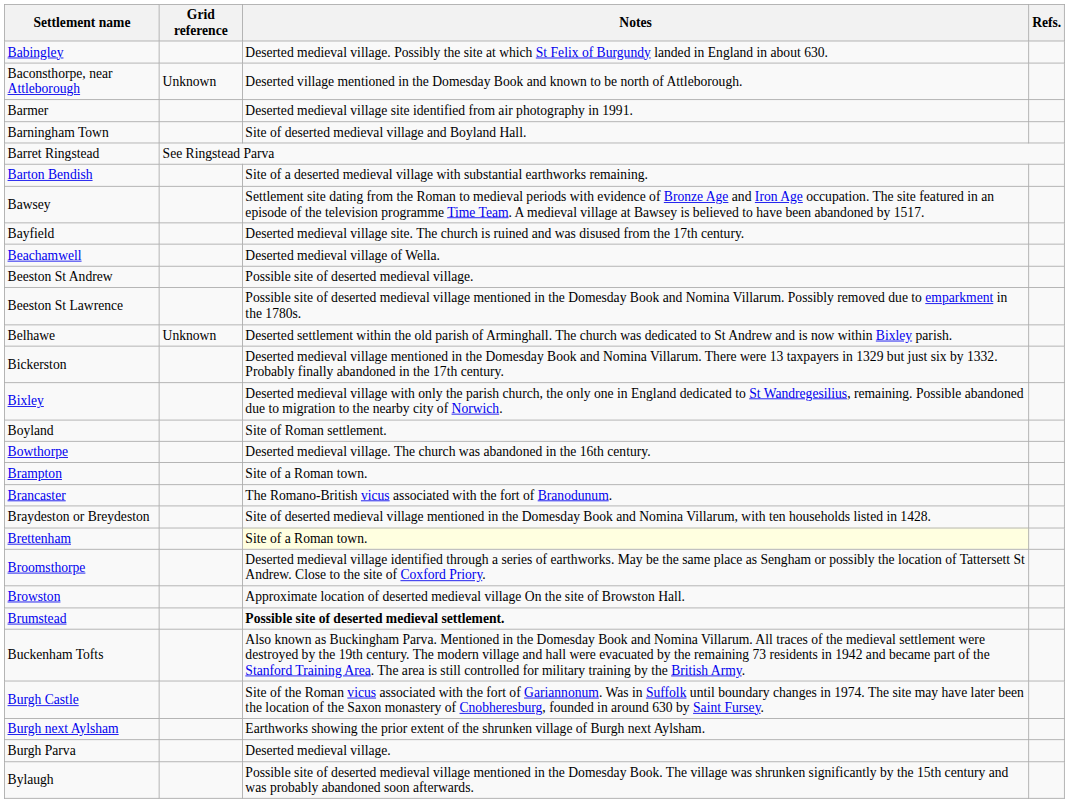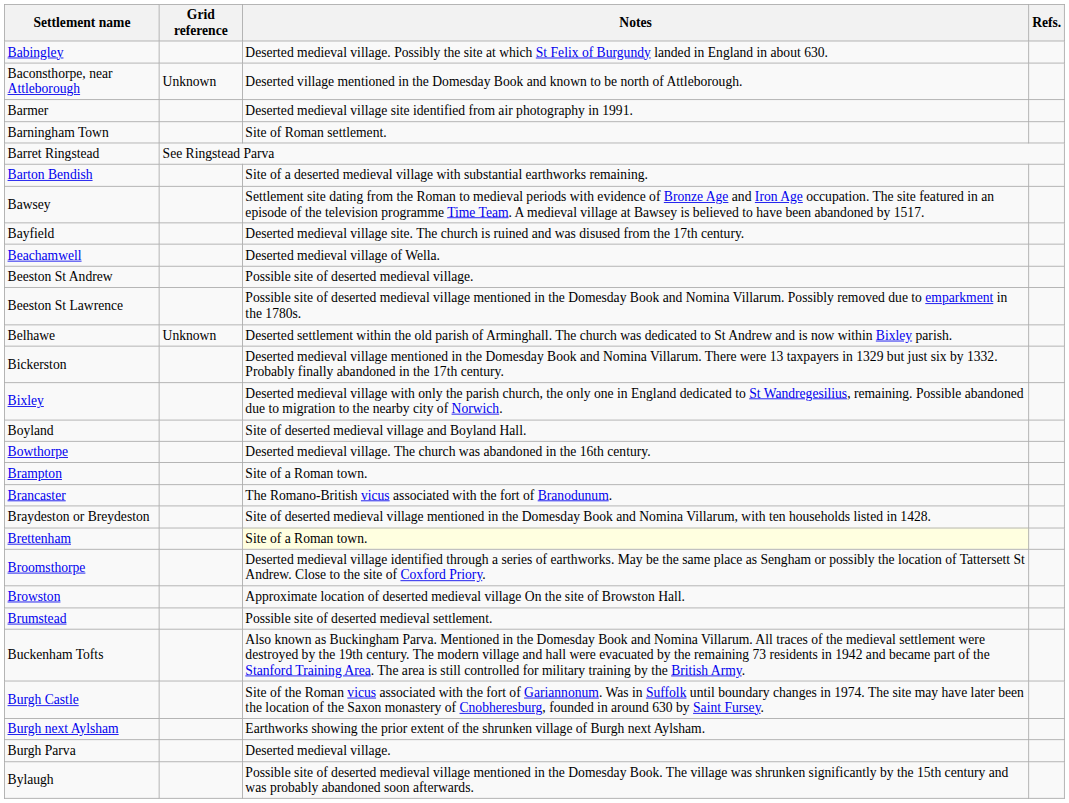(386, 132) Site of deserted medieval village and Boyland Hall. -> (316, 132) Site of Roman settlement.
(316, 430) Site of Roman settlement. -> (386, 430) Site of deserted medieval village and Boyland Hall.
(375, 618) bold -> (369, 618) normal
